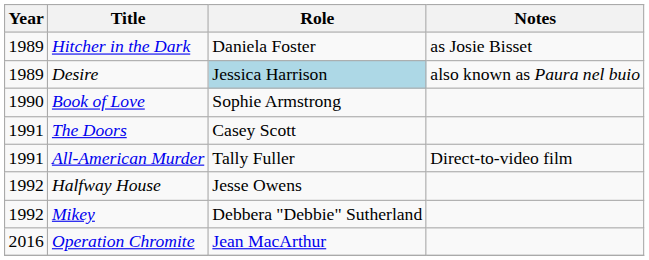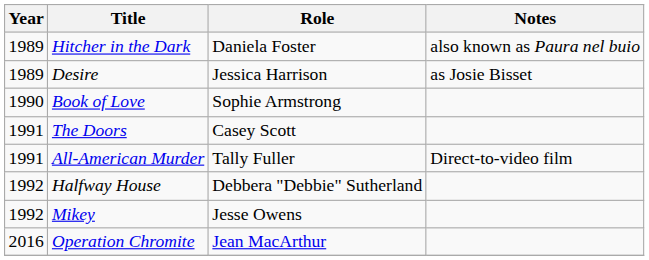(481, 46) as Josie Bisset -> (535, 46) also known as Paura nel buio
(270, 74) lightblue background -> (270, 74) no background
(535, 74) also known as Paura nel buio -> (481, 74) as Josie Bisset
(257, 185) Jesse Owens -> (317, 185) Debbera "Debbie" Sutherland
(317, 213) Debbera "Debbie" Sutherland -> (257, 213) Jesse Owens
